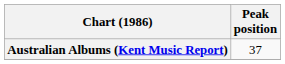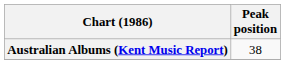(255, 49) 37 -> (255, 49) 38
